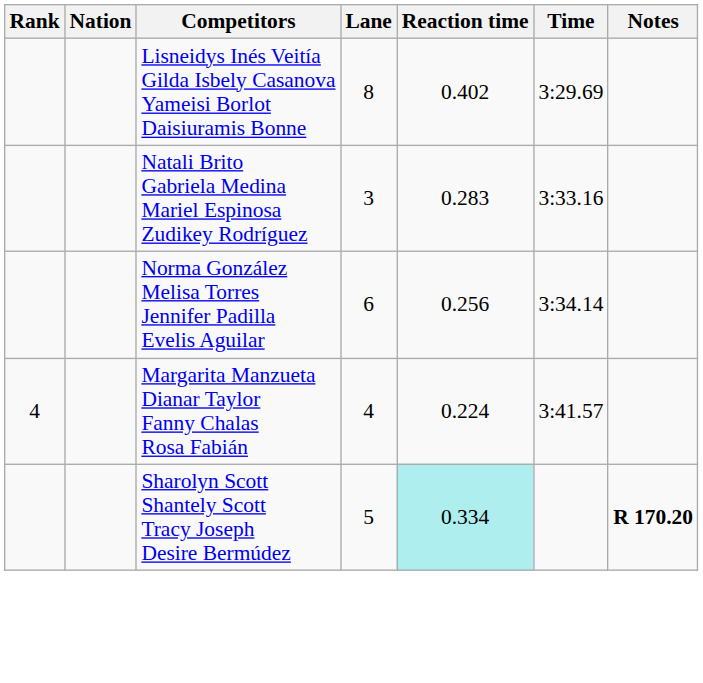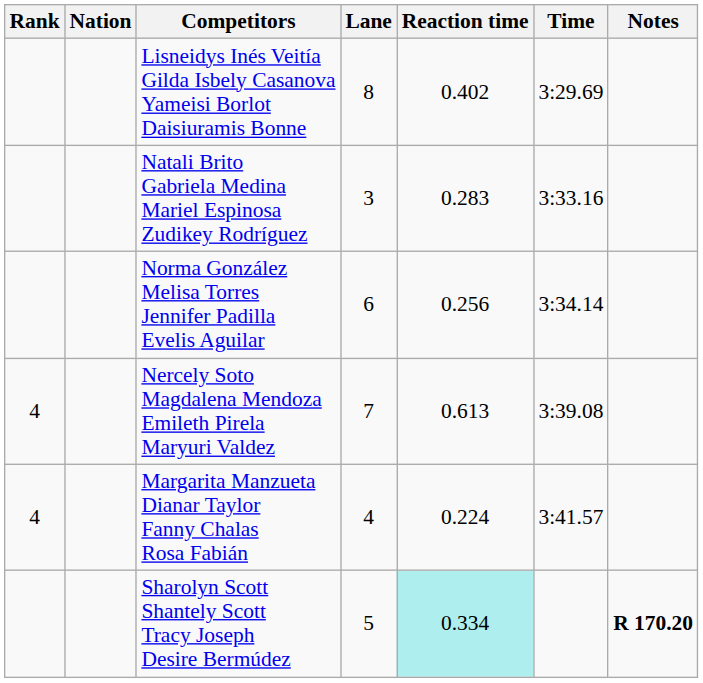+ row: (232, 410)
